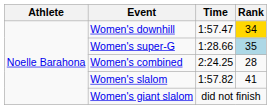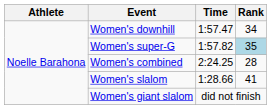(251, 29) gold background -> (251, 29) no background
(216, 46) 1:28.66 -> (216, 46) 1:57.82
(216, 79) 1:57.82 -> (216, 79) 1:28.66
